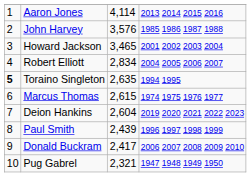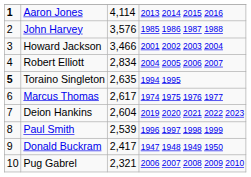(10, 12) normal -> (10, 12) bold
(123, 46) 3,465 -> (123, 46) 3,466
(123, 96) 2,615 -> (123, 96) 2,617
(123, 130) 2,439 -> (123, 130) 2,539
(192, 147) 2006 2007 2008 2009 2010 -> (182, 147) 1947 1948 1949 1950
(182, 163) 1947 1948 1949 1950 -> (192, 163) 2006 2007 2008 2009 2010
